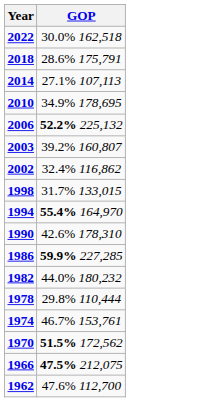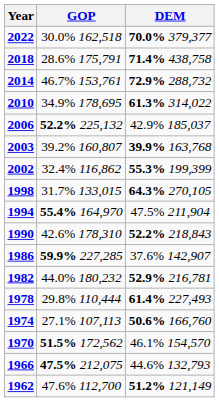+ column: (170, 15)
(81, 81) 27.1% 107,113 -> (81, 81) 46.7% 153,761
(81, 320) 46.7% 153,761 -> (81, 320) 27.1% 107,113
